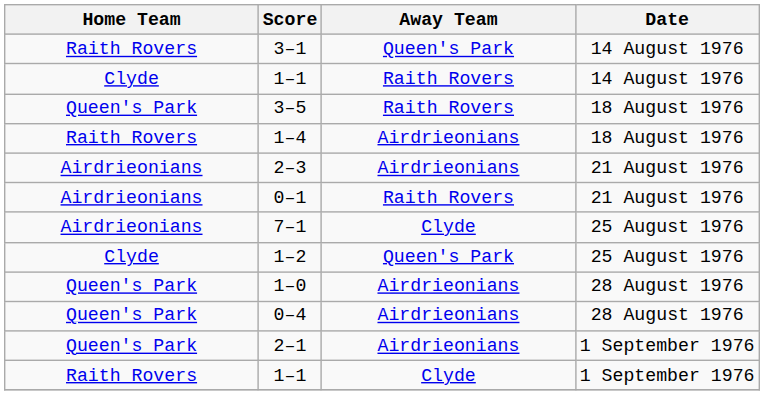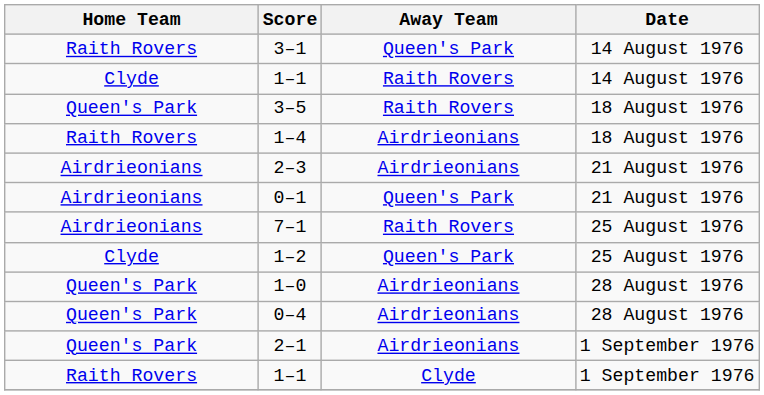(448, 198) Raith Rovers -> (448, 198) Queen's Park
(448, 227) Clyde -> (448, 227) Raith Rovers
